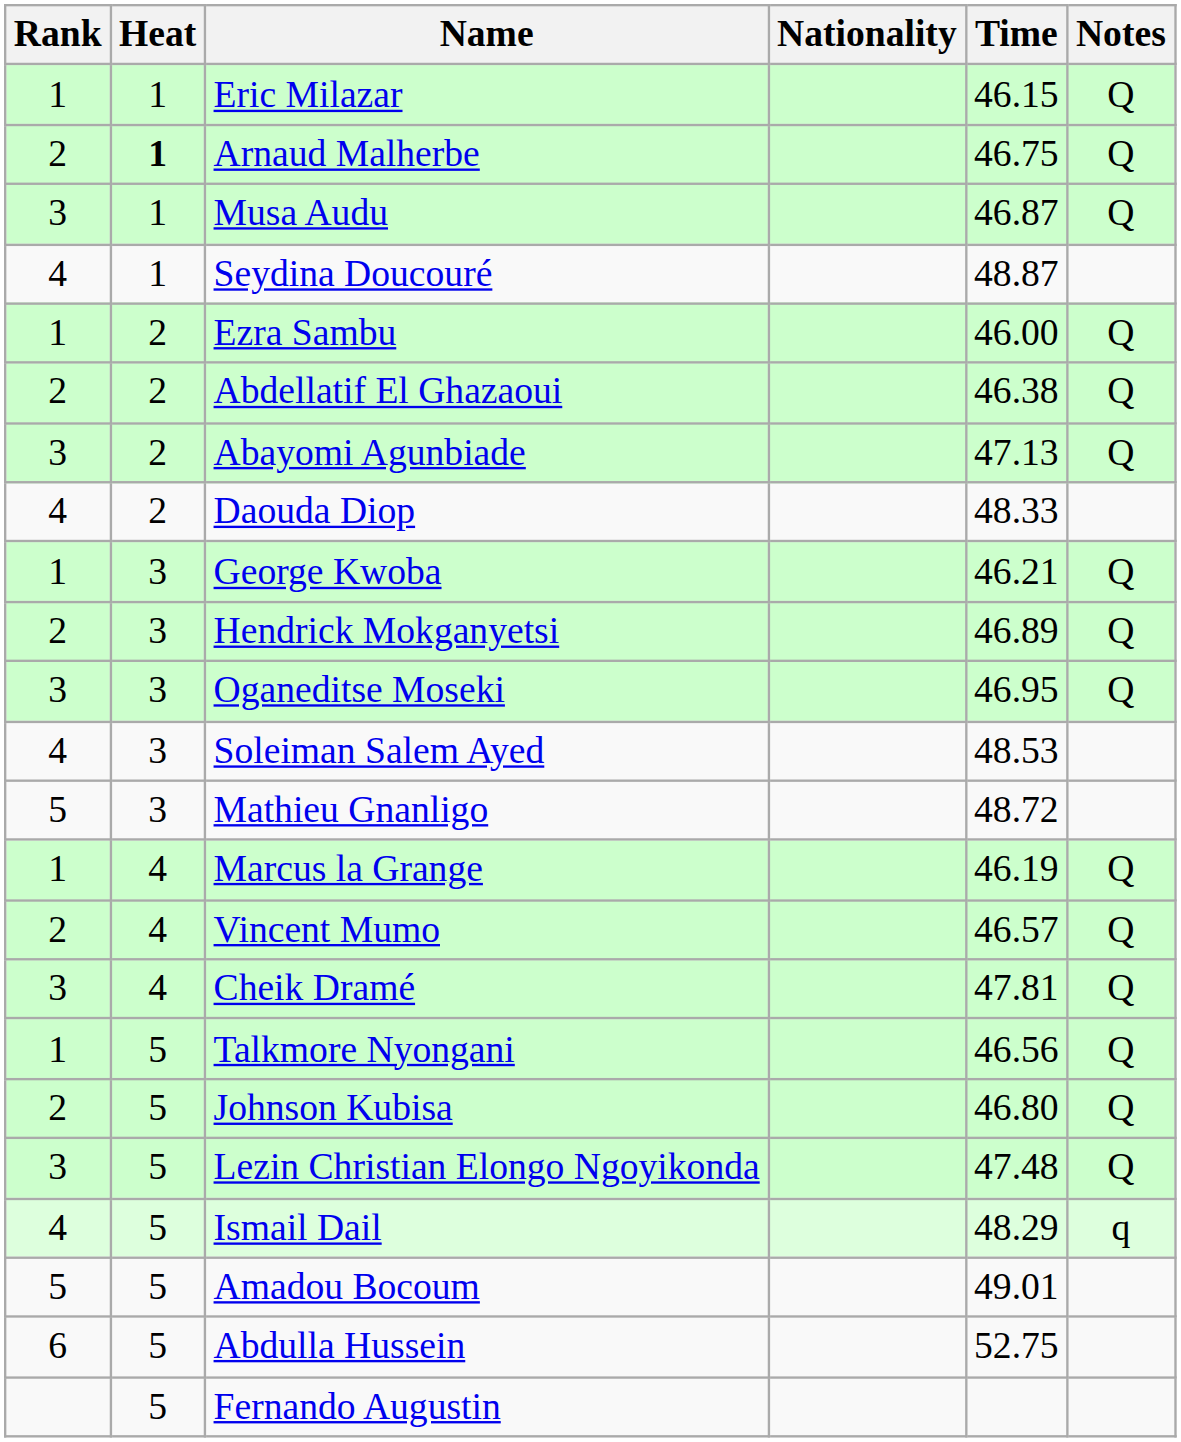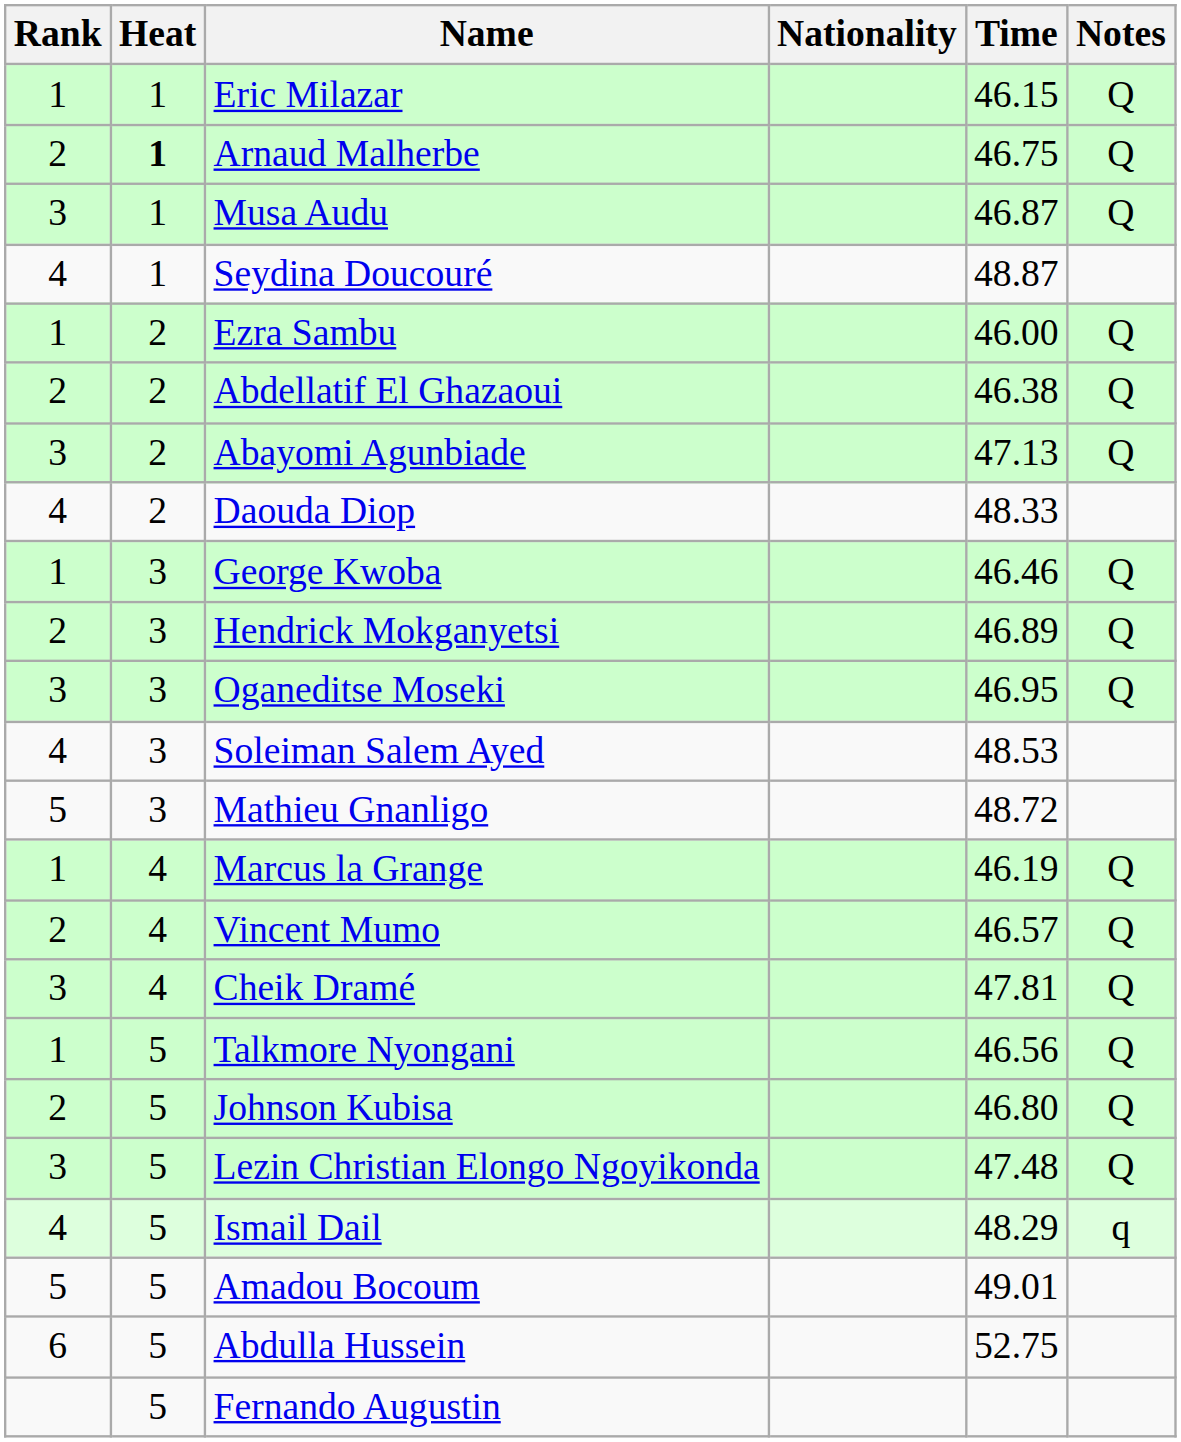(1016, 570) 46.21 -> (1016, 570) 46.46
